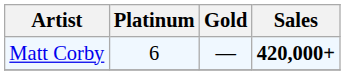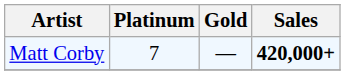(154, 53) 6 -> (154, 53) 7
